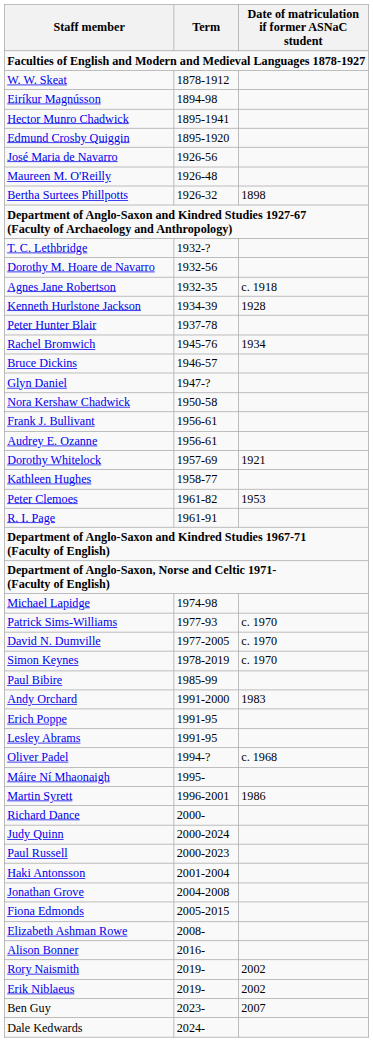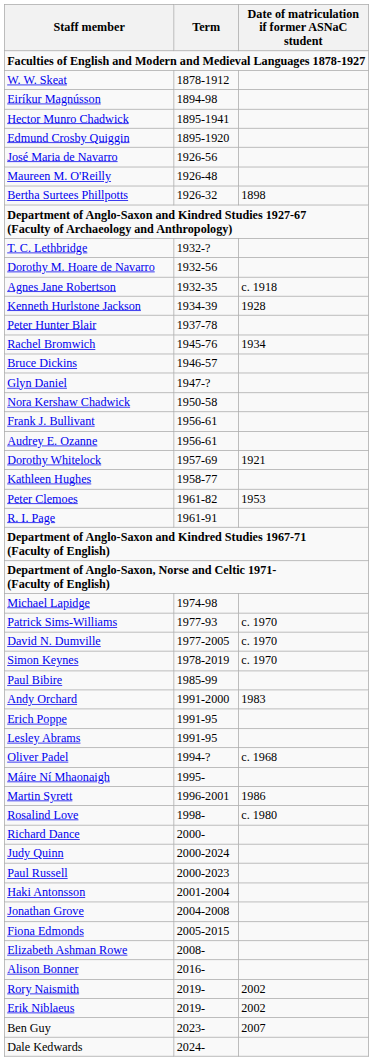+ row: (43, 815)
